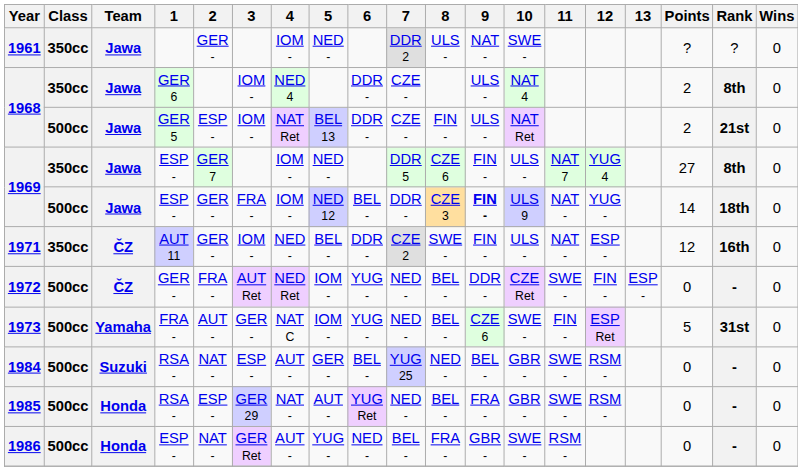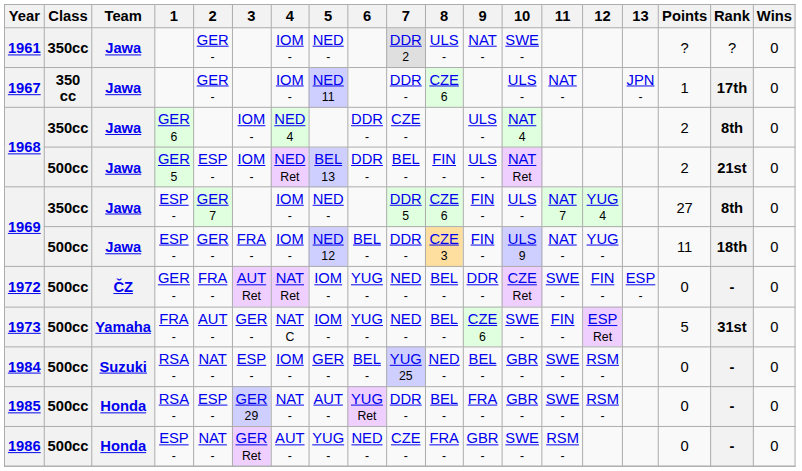+ row: (24, 88)
(290, 128) NAT Ret -> (290, 167) NED Ret
(406, 128) CZE - -> (406, 167) BEL -
(485, 207) bold -> (483, 247) normal
(687, 207) 14 -> (685, 247) 11
- row: (24, 247)
(290, 287) NED Ret -> (290, 287) NAT Ret
(290, 367) AUT - -> (290, 367) IOM -
(406, 406) NED - -> (406, 406) DDR -
(406, 446) BEL - -> (406, 446) CZE -
